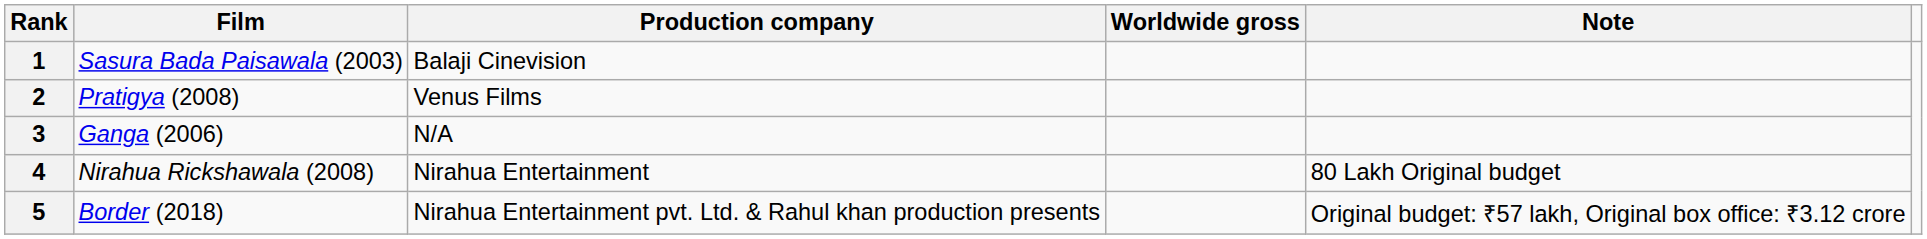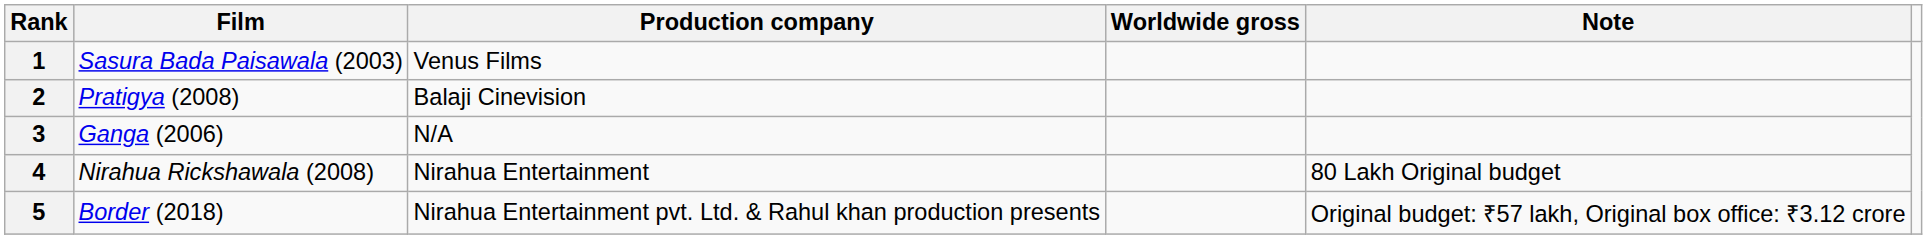(500, 60) Balaji Cinevision -> (478, 60) Venus Films
(478, 97) Venus Films -> (500, 97) Balaji Cinevision
